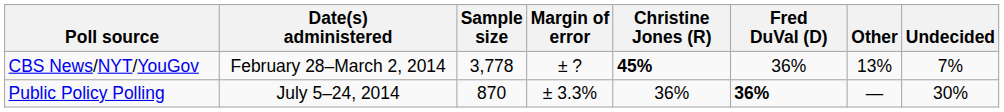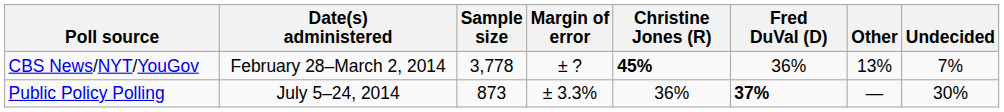(492, 93) 870 -> (492, 93) 873
(752, 93) 36% -> (752, 93) 37%
